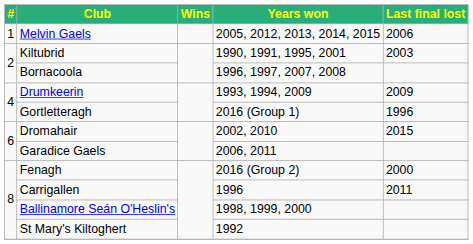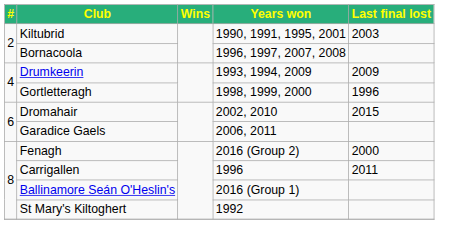- row: (55, 33)
(258, 111) 2016 (Group 1) -> (264, 92) 1998, 1999, 2000
(264, 209) 1998, 1999, 2000 -> (258, 190) 2016 (Group 1)
